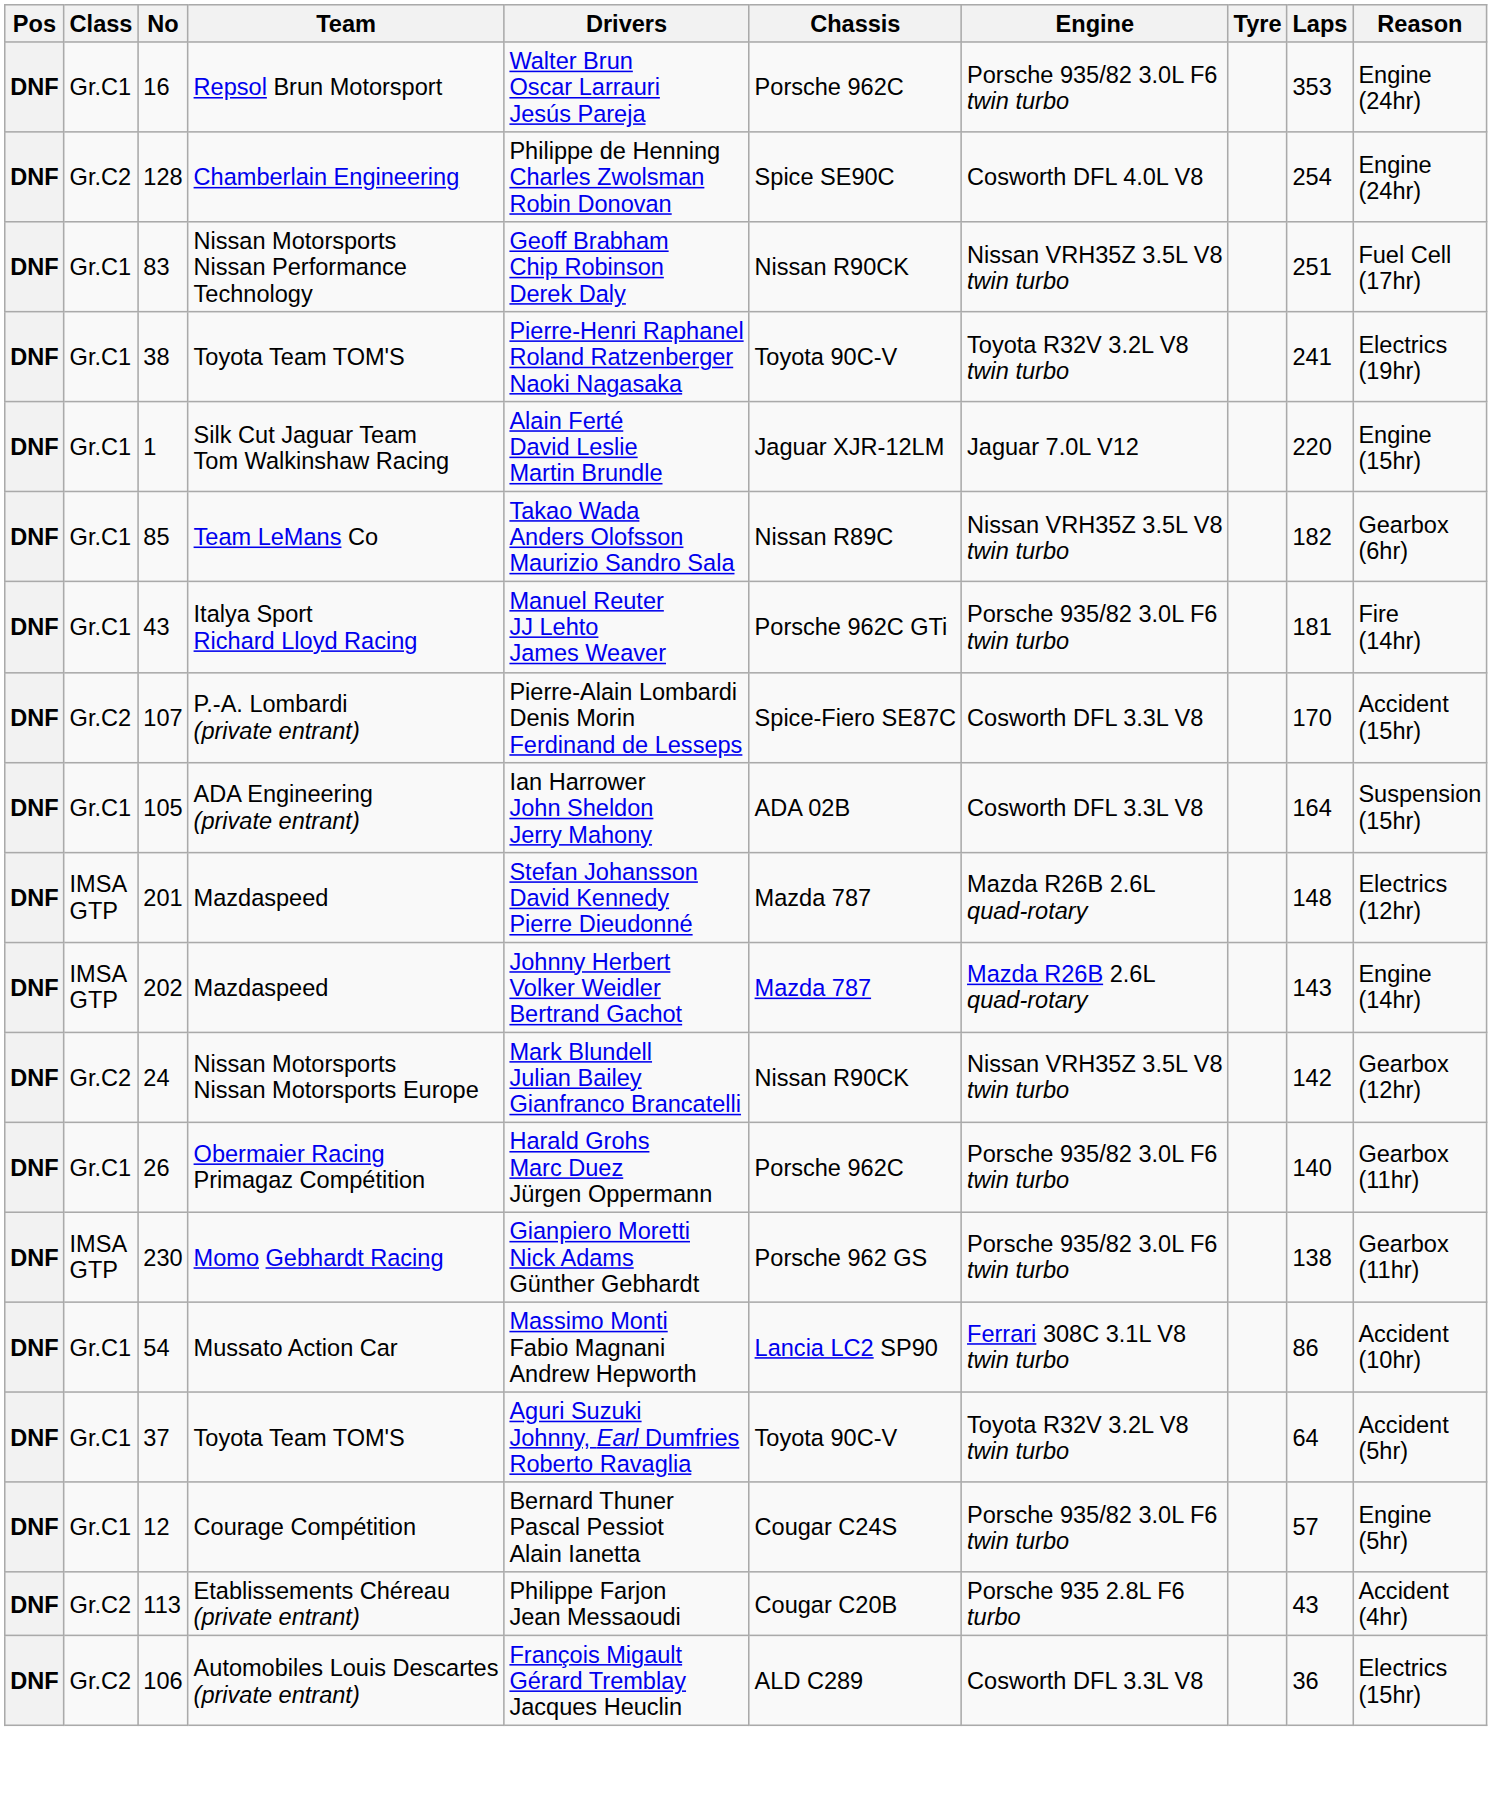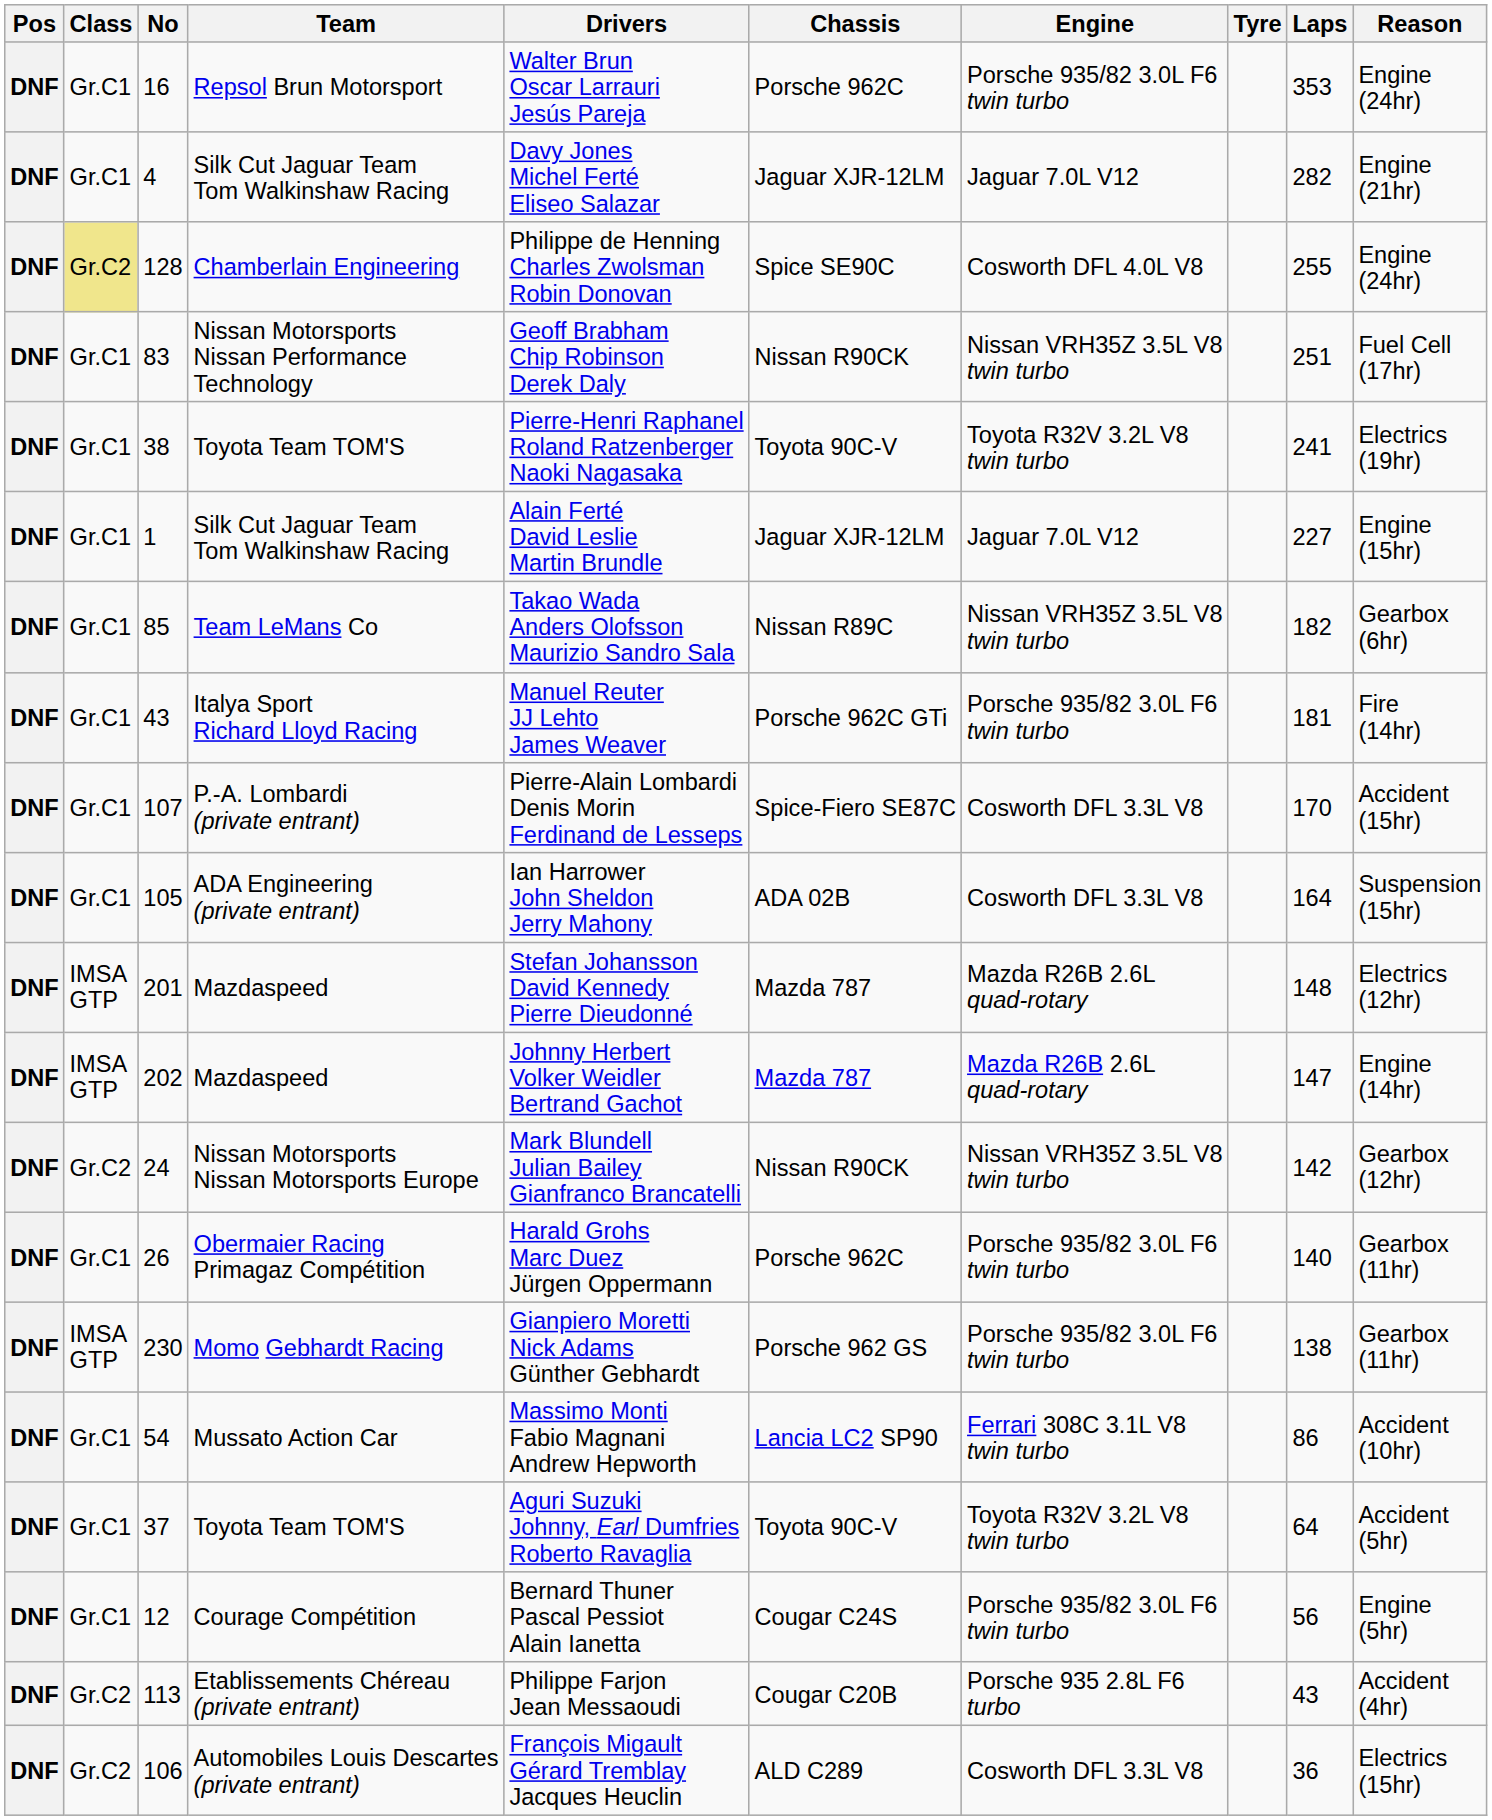+ row: (150, 177)
(100, 177) no background -> (100, 267) khaki background
(1312, 177) 254 -> (1312, 267) 255
(1312, 447) 220 -> (1312, 537) 227
(100, 717) Gr.C2 -> (100, 807) Gr.C1
(1312, 987) 143 -> (1312, 1077) 147
(1306, 1527) 57 -> (1306, 1617) 56
